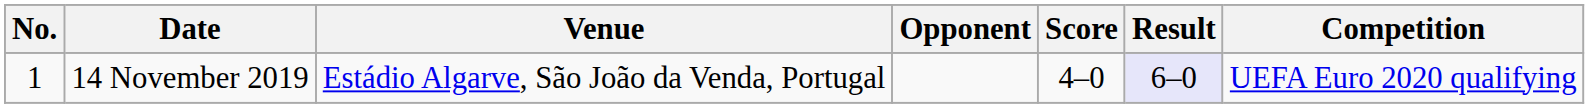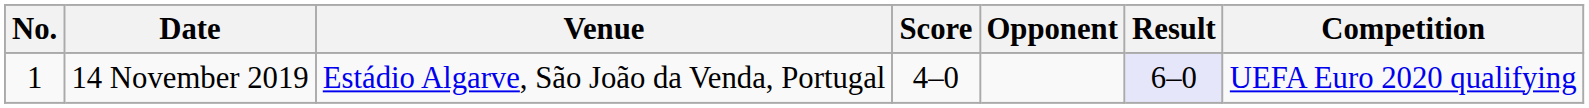columns swapped: (965, 28) <-> (1081, 28)
